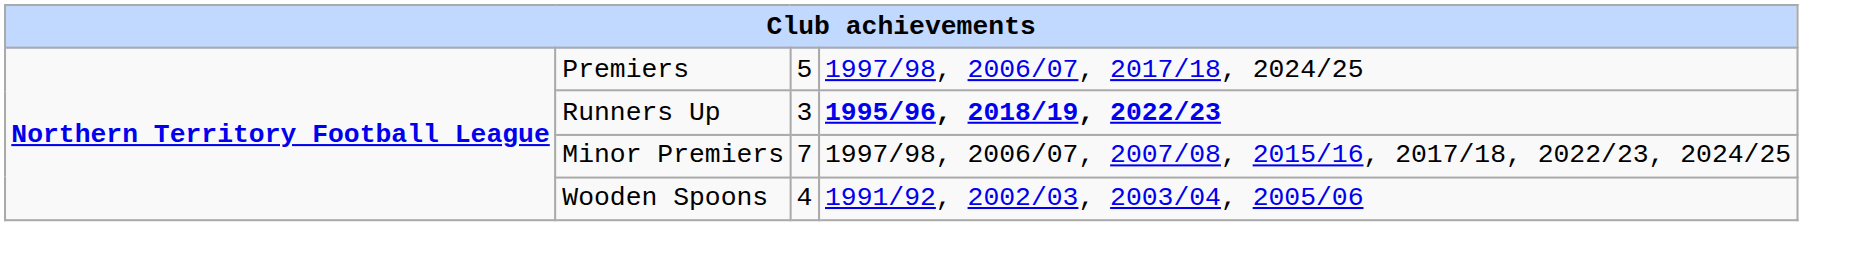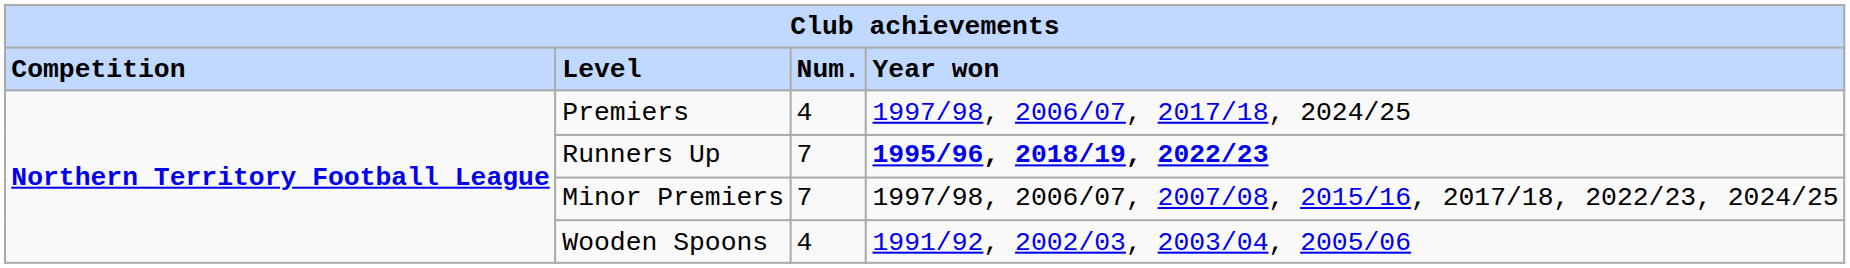+ row: (602, 70)
(805, 70) 5 -> (805, 113) 4
(805, 113) 3 -> (805, 156) 7
